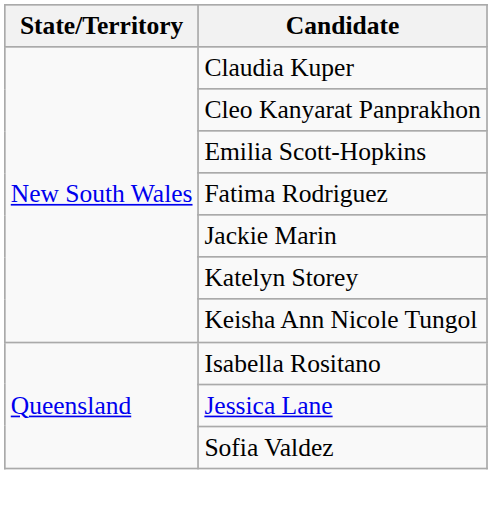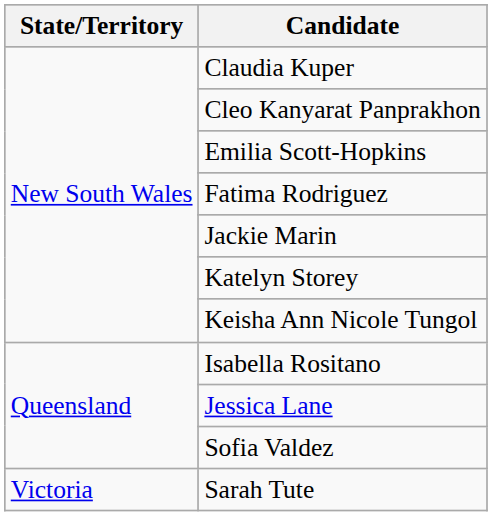+ row: (259, 488)
